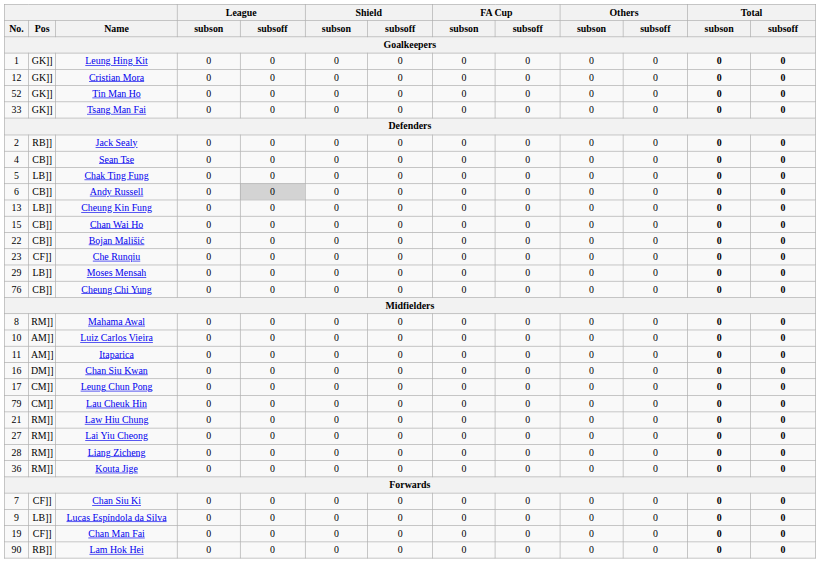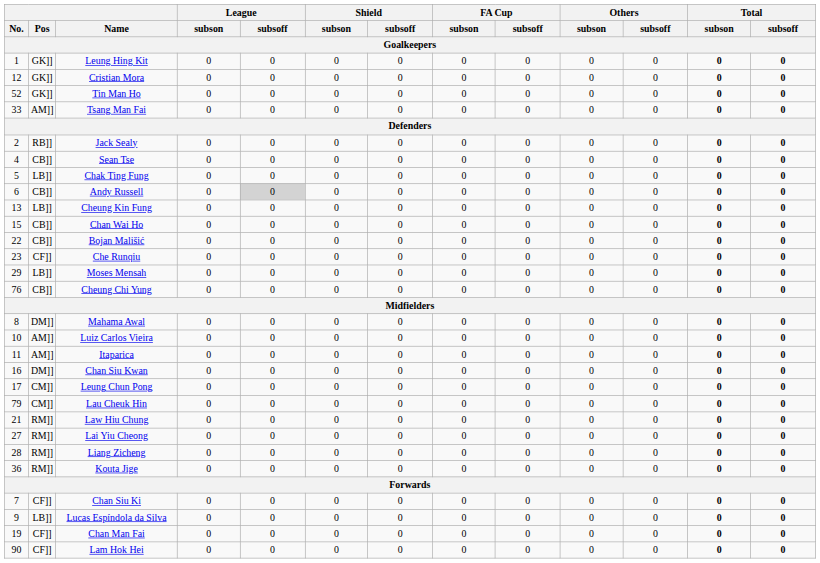(42, 110) GK]] -> (42, 110) AM]]
(42, 322) RM]] -> (42, 322) DM]]
(42, 550) RB]] -> (42, 550) CF]]
